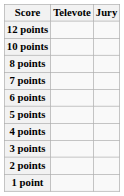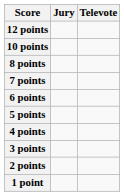columns swapped: (72, 13) <-> (107, 13)
